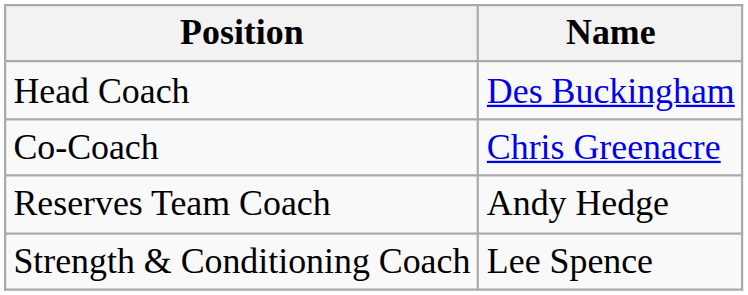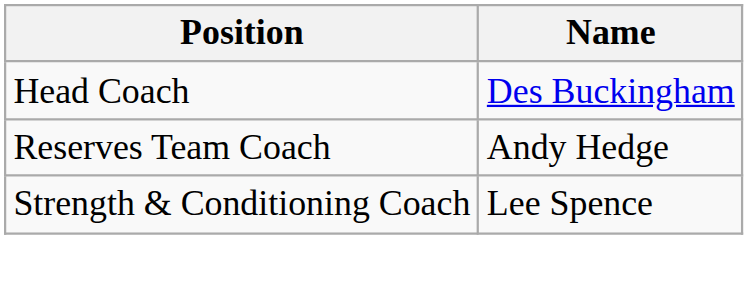- row: (86, 146)
